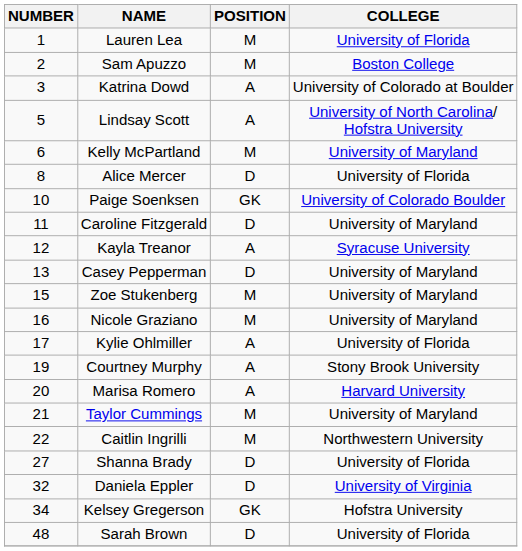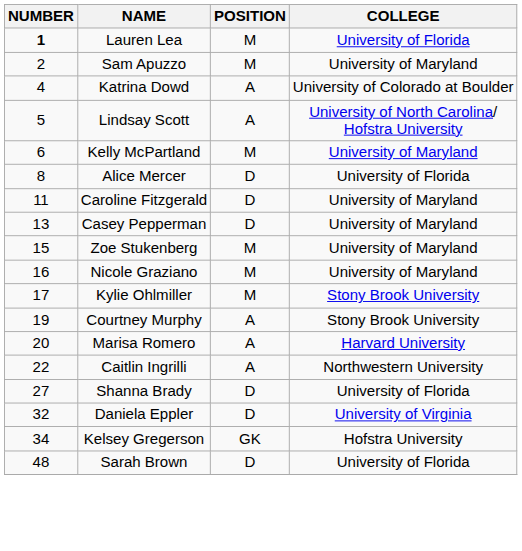(41, 40) normal -> (41, 40) bold
(403, 64) Boston College -> (403, 64) University of Maryland
(41, 87) 3 -> (41, 87) 4
- row: (144, 200)
- row: (144, 248)
(250, 343) A -> (250, 295) M
(403, 343) University of Florida -> (403, 295) Stony Brook University
- row: (144, 414)
(250, 438) M -> (250, 367) A
